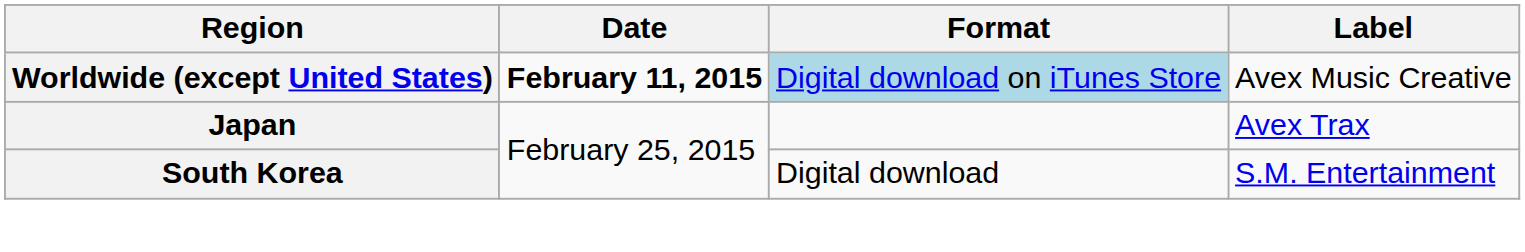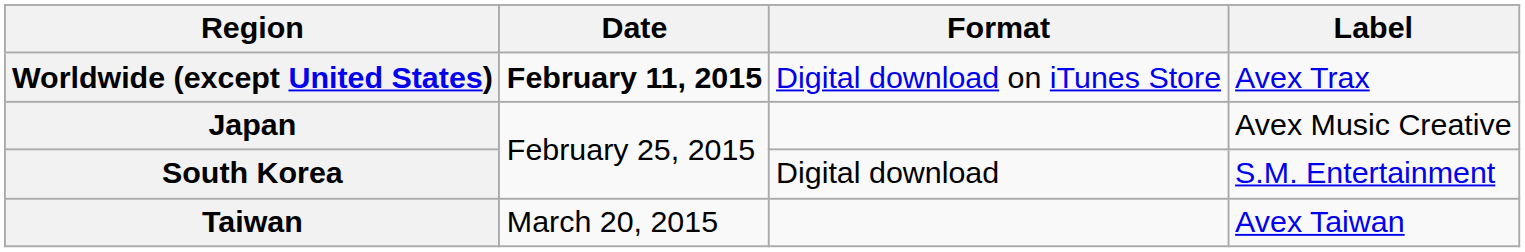(999, 76) lightblue background -> (999, 76) no background
(1373, 76) Avex Music Creative -> (1302, 76) Avex Trax
(1302, 125) Avex Trax -> (1373, 125) Avex Music Creative
+ row: (252, 221)
